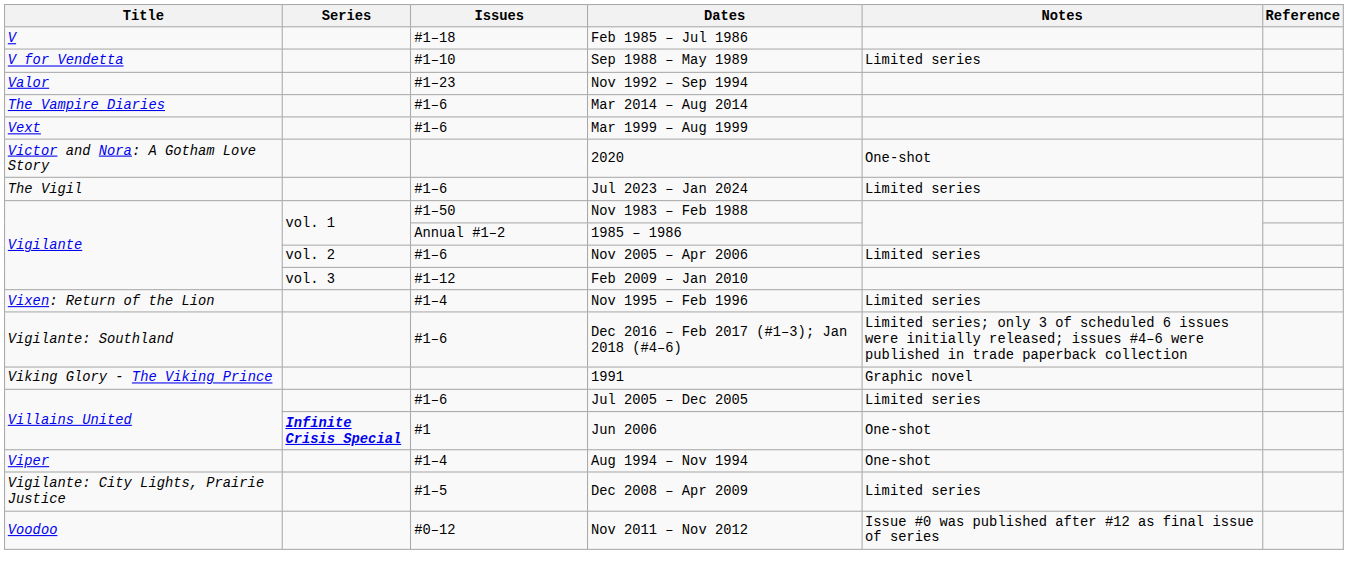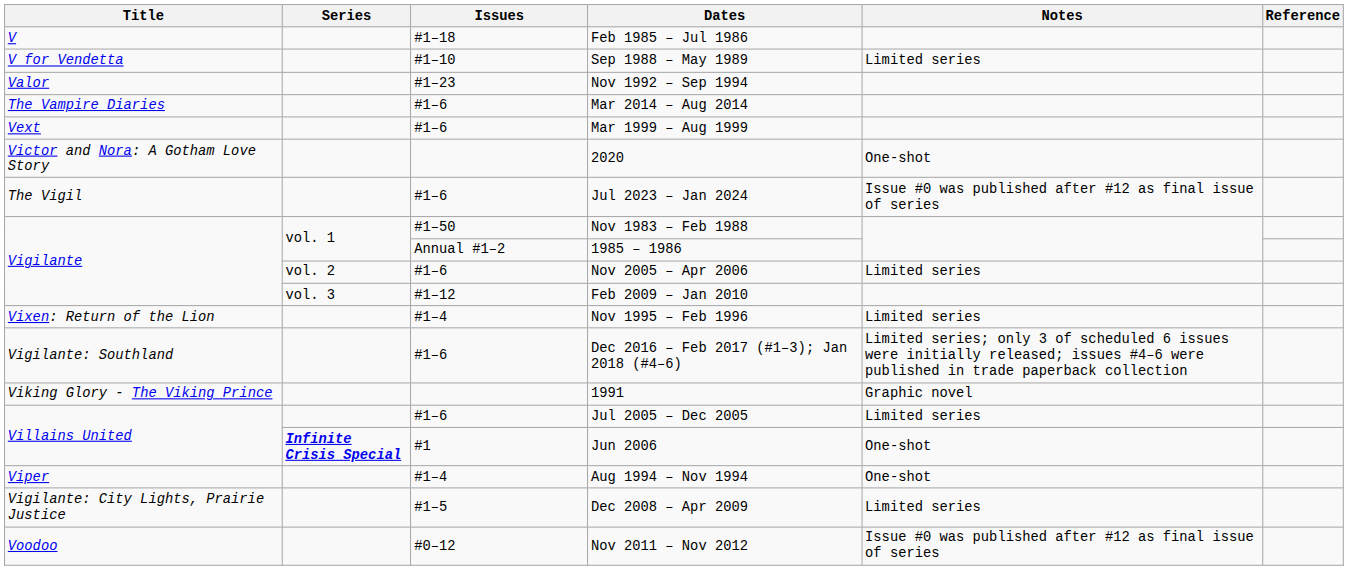(923, 189) Limited series -> (1059, 197) Issue #0 was published after #12 as final issue of series
